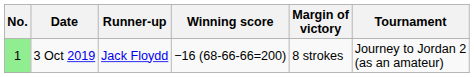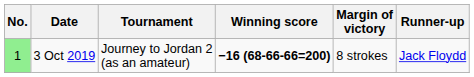columns swapped: (410, 22) <-> (135, 22)
(230, 56) normal -> (274, 56) bold
